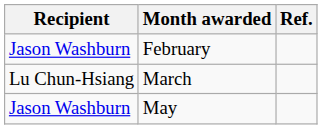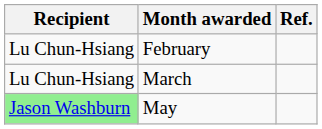(70, 49) Jason Washburn -> (72, 49) Lu Chun-Hsiang
(70, 108) no background -> (70, 108) lightgreen background
